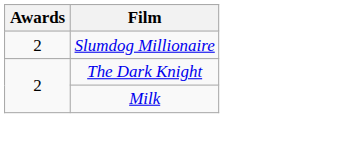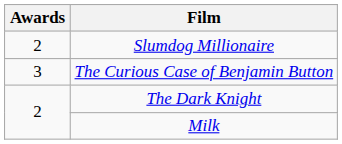+ row: (204, 71)
